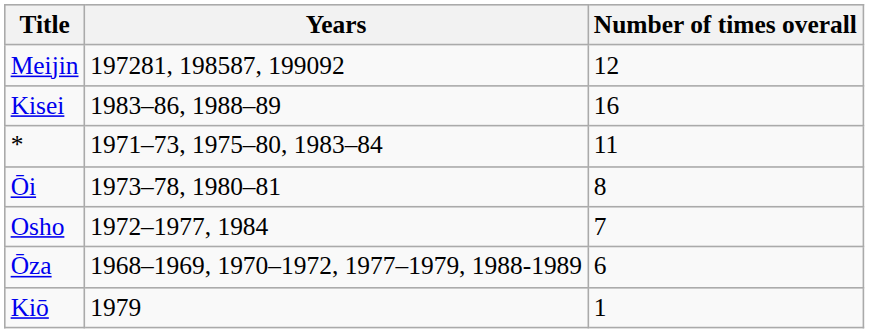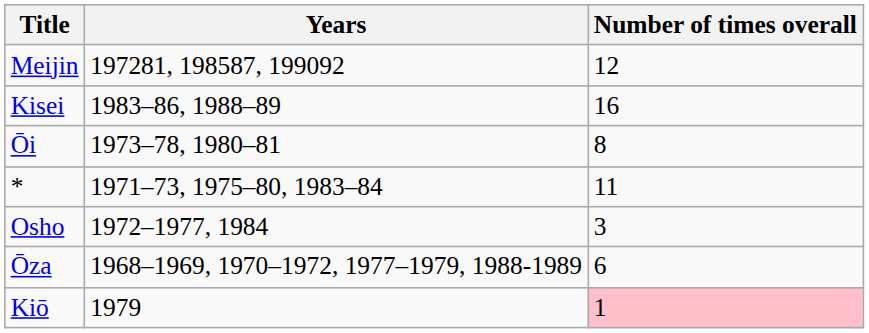rows swapped: (17, 145) <-> (23, 186)
(600, 226) 7 -> (600, 226) 3
(600, 307) no background -> (600, 307) pink background
